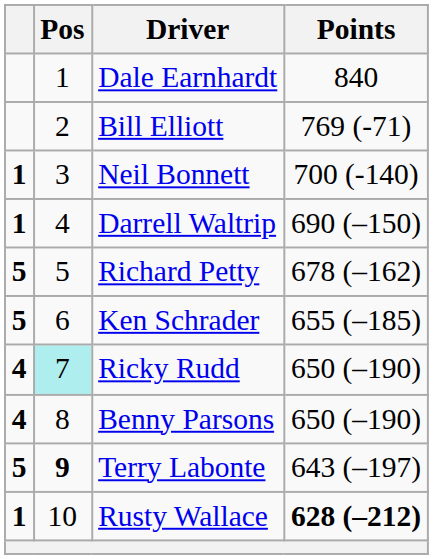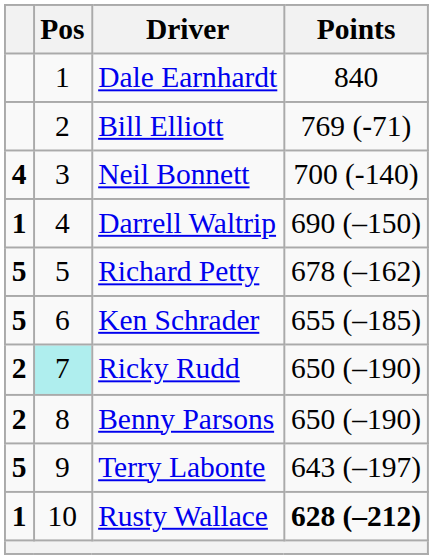(19, 174) 1 -> (19, 174) 4
(19, 369) 4 -> (19, 369) 2
(19, 417) 4 -> (19, 417) 2
(62, 466) bold -> (62, 466) normal
